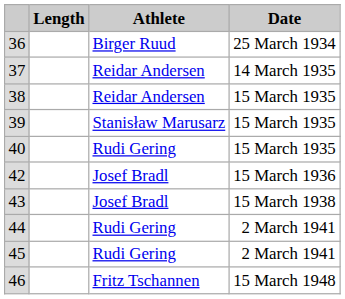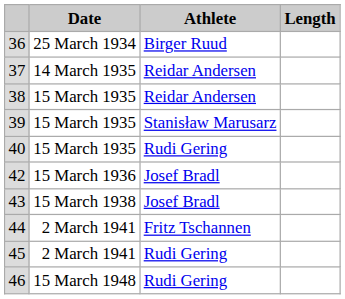columns swapped: (284, 17) <-> (59, 17)
(134, 227) Rudi Gering -> (197, 227) Fritz Tschannen
(146, 280) Fritz Tschannen -> (185, 280) Rudi Gering
